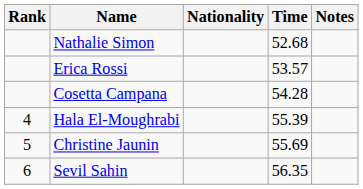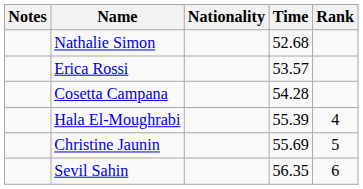columns swapped: (27, 17) <-> (335, 17)
